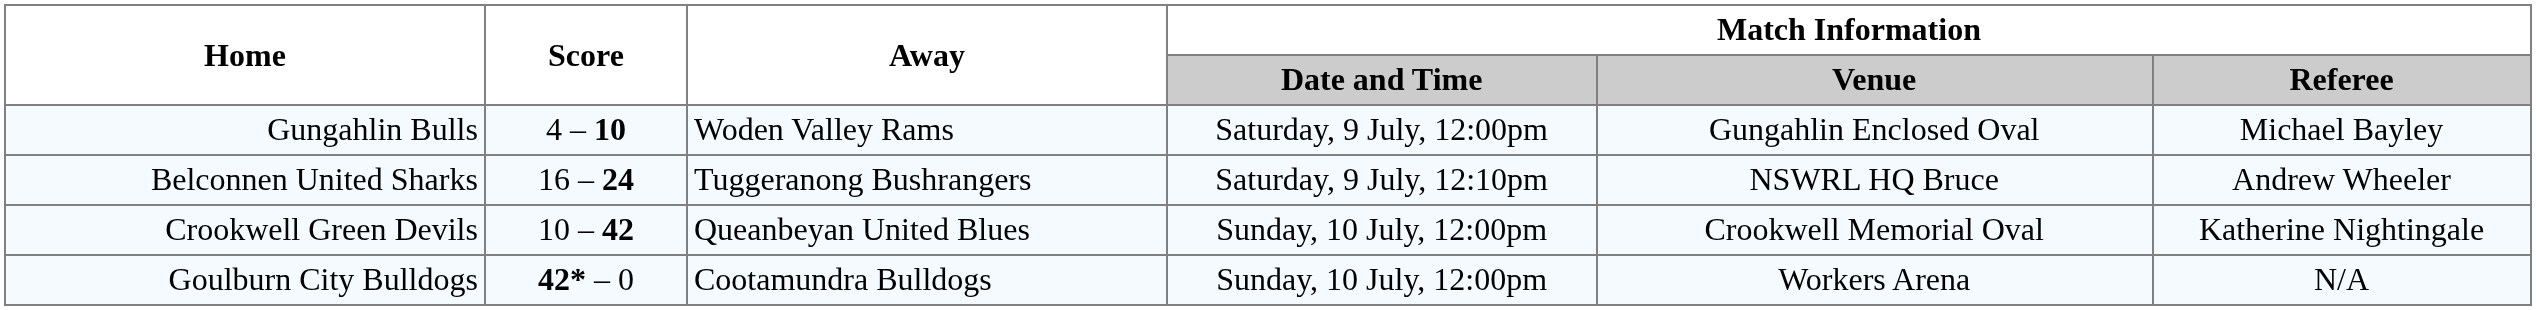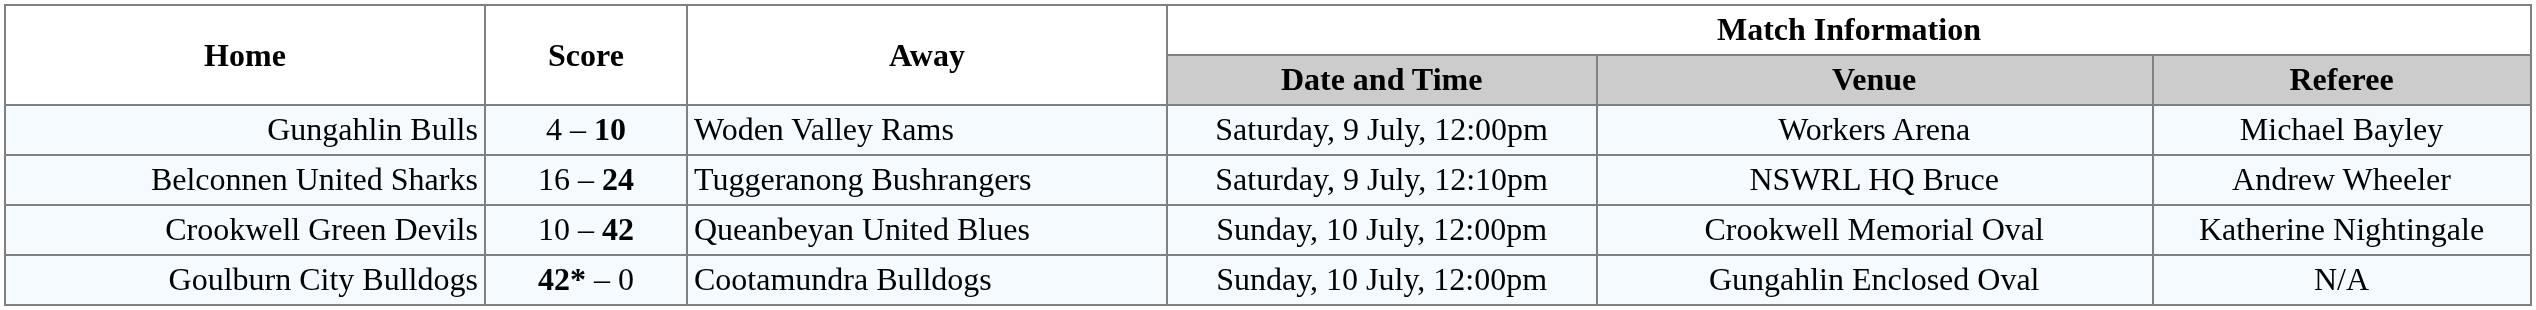(1874, 129) Gungahlin Enclosed Oval -> (1874, 129) Workers Arena
(1874, 279) Workers Arena -> (1874, 279) Gungahlin Enclosed Oval
